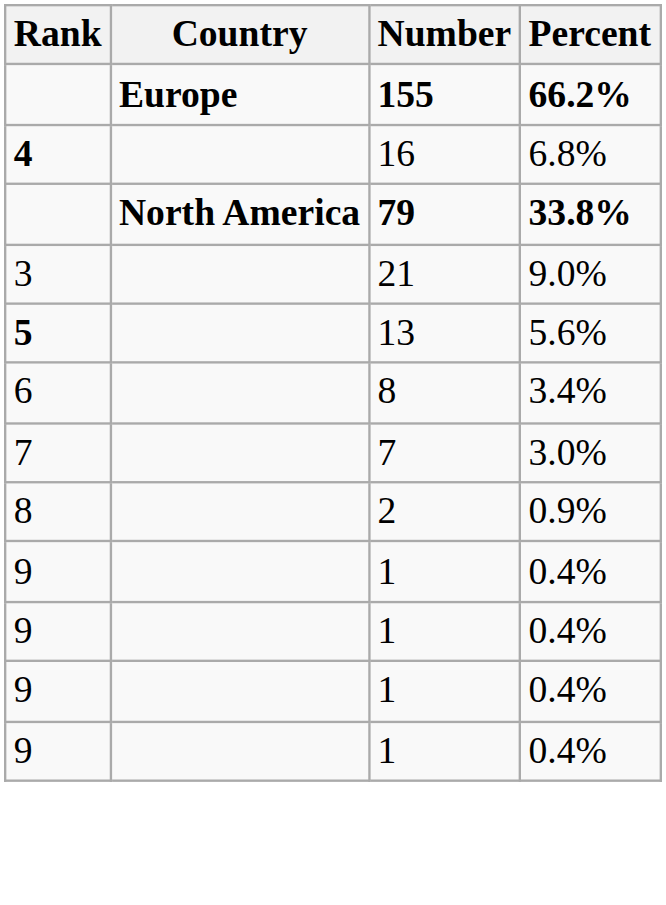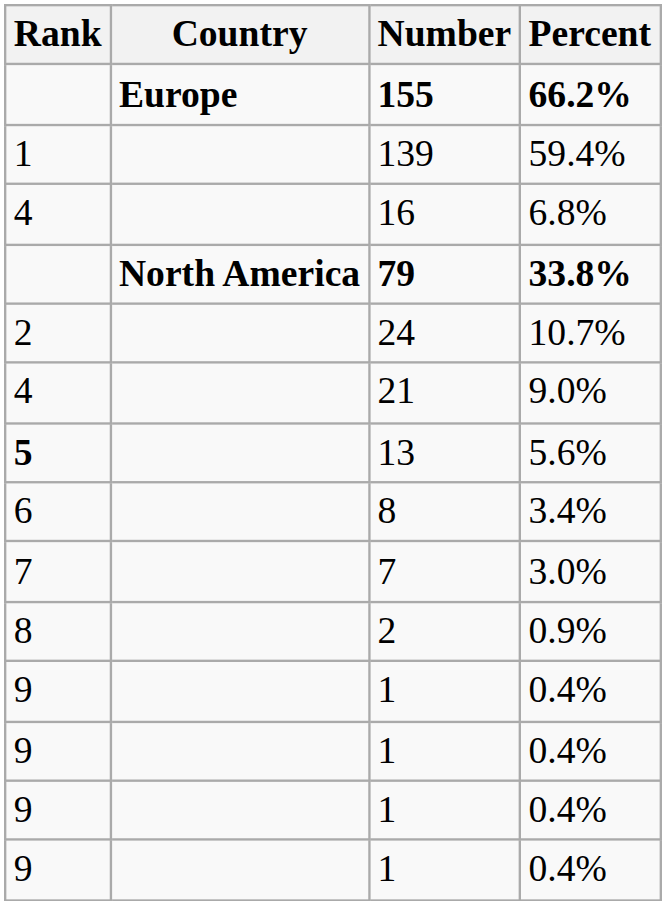+ row: (406, 153)
(23, 153) bold -> (23, 213) normal
+ row: (396, 332)
(23, 272) 3 -> (23, 392) 4
